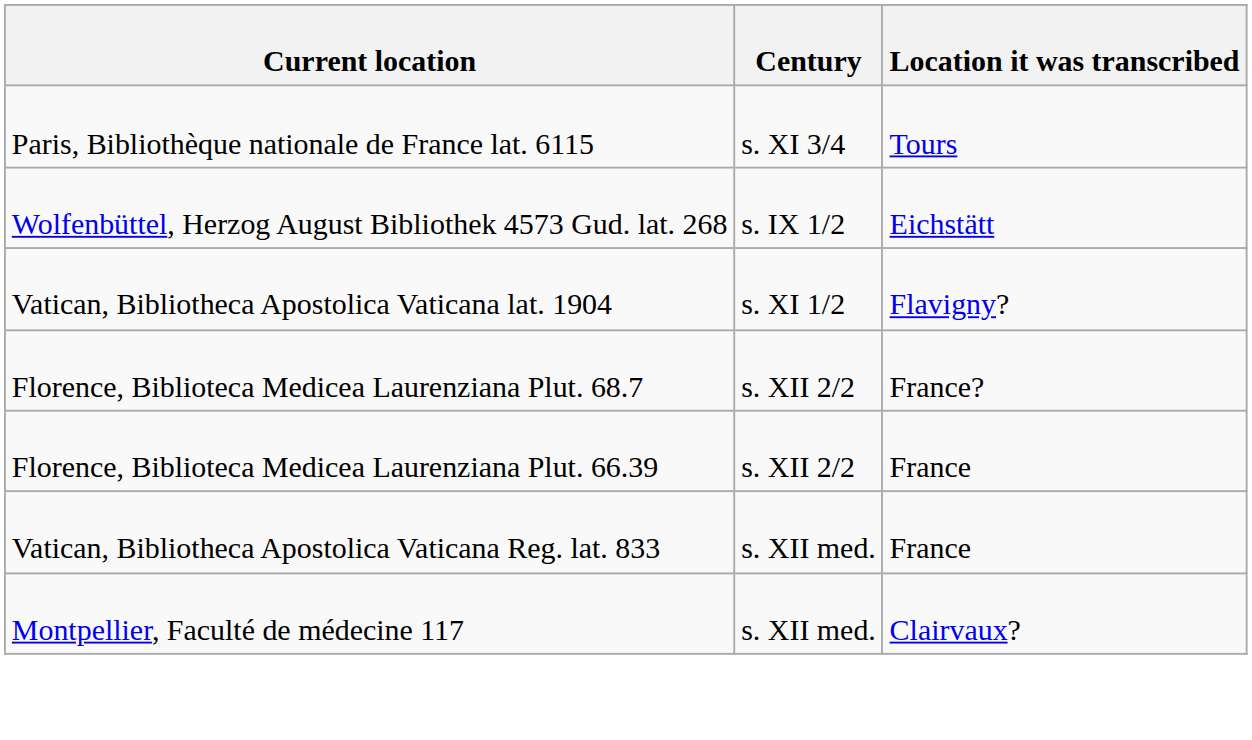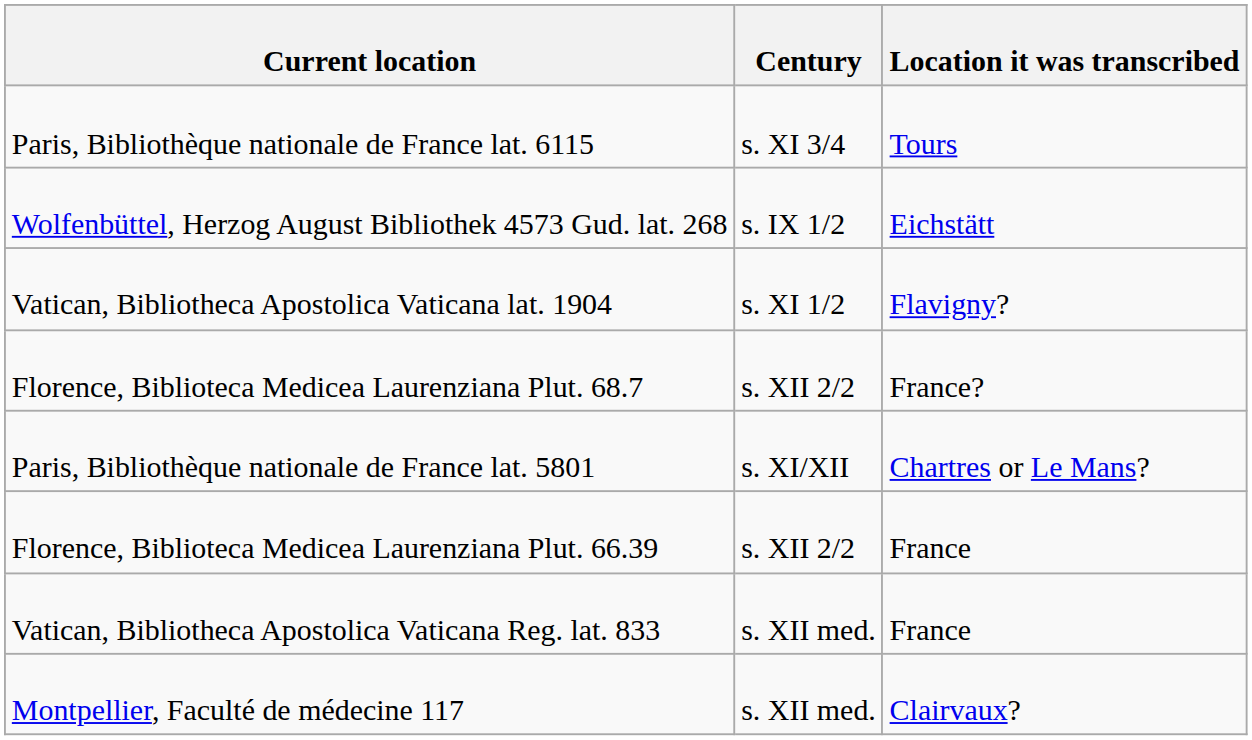+ row: (303, 467)
